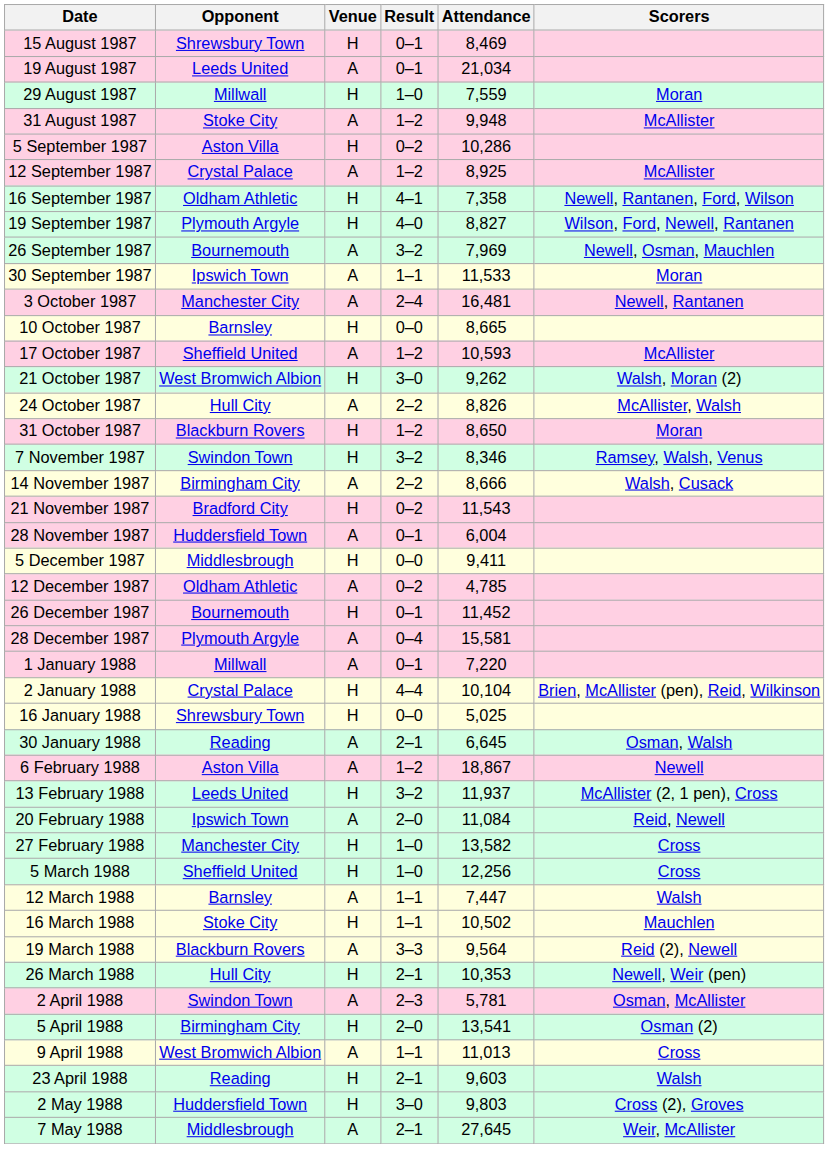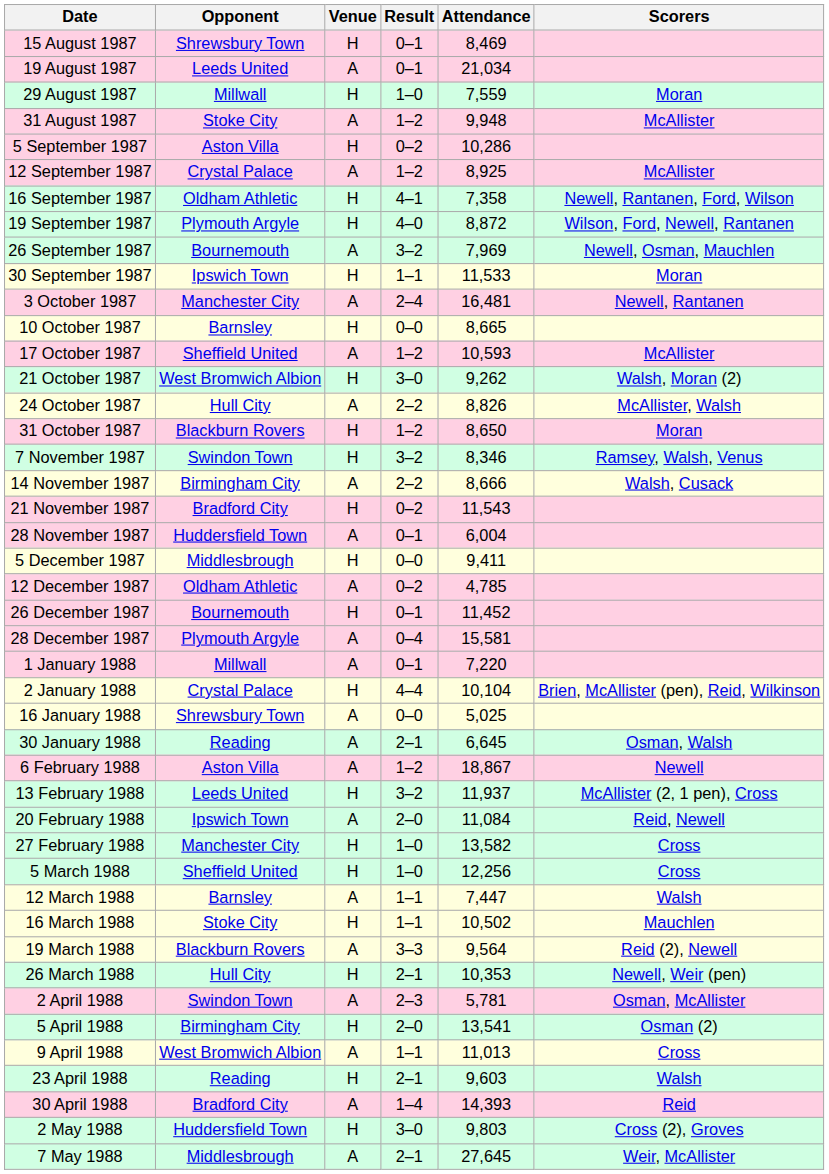(486, 224) 8,827 -> (486, 224) 8,872
(353, 276) A -> (353, 276) H
(353, 716) H -> (353, 716) A
+ row: (80, 1104)
